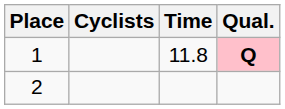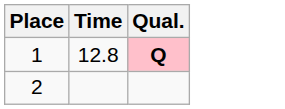- column: (114, 21)
(188, 54) 11.8 -> (98, 54) 12.8
